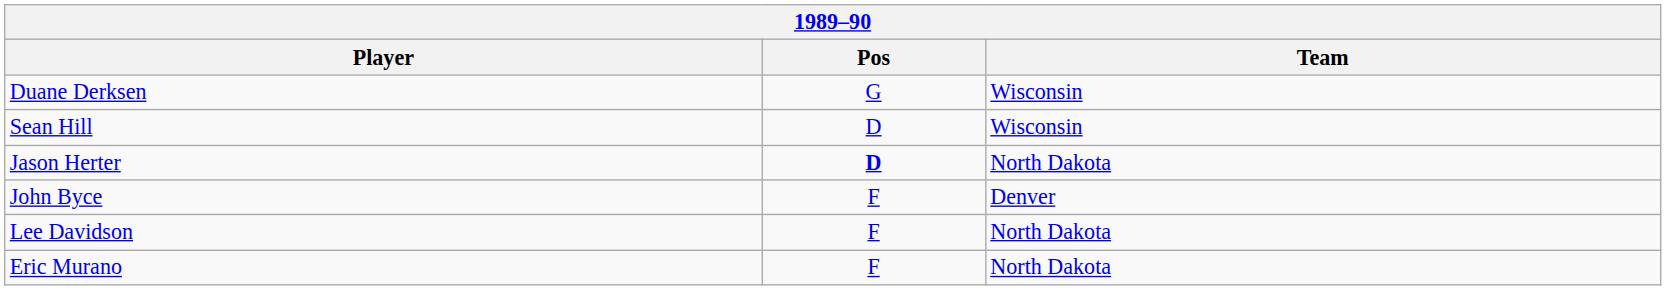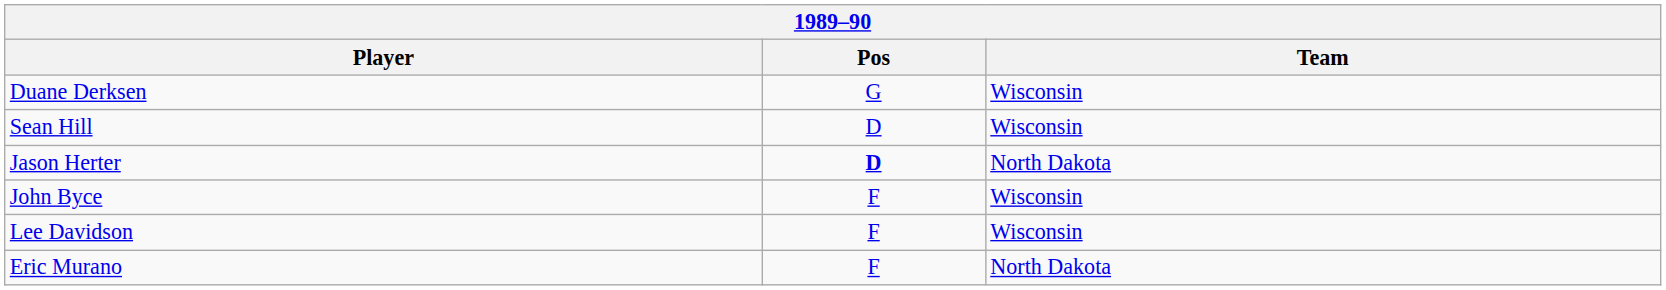(1023, 197) Denver -> (1036, 197) Wisconsin
(1051, 232) North Dakota -> (1036, 232) Wisconsin
